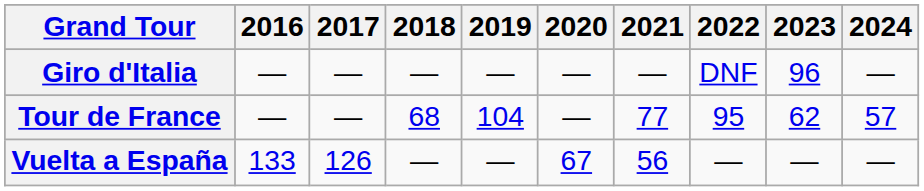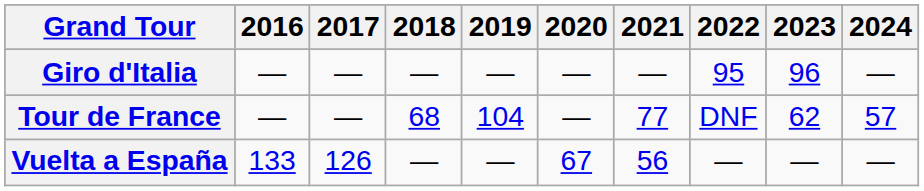(728, 71) DNF -> (728, 71) 95
(728, 116) 95 -> (728, 116) DNF
